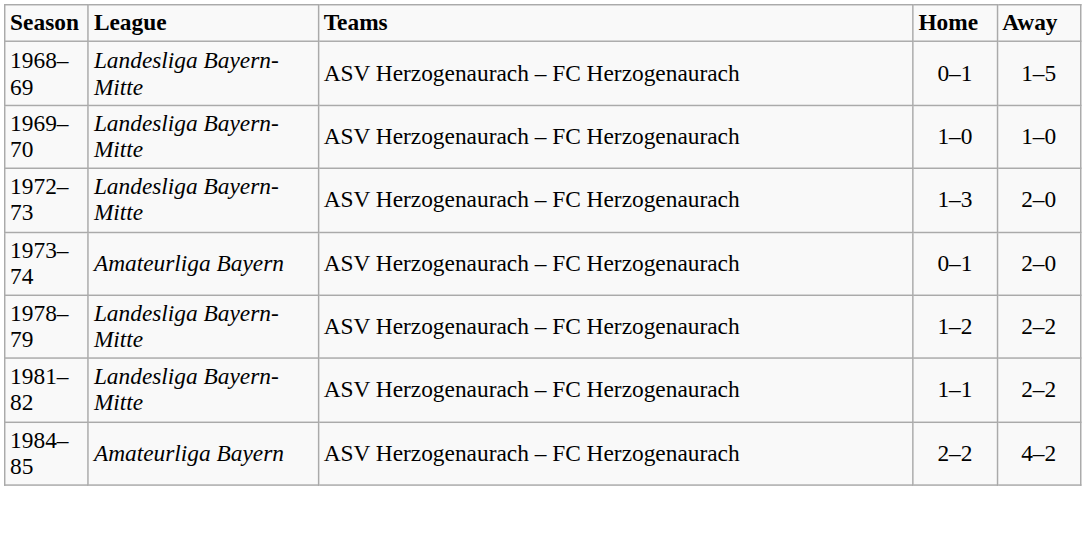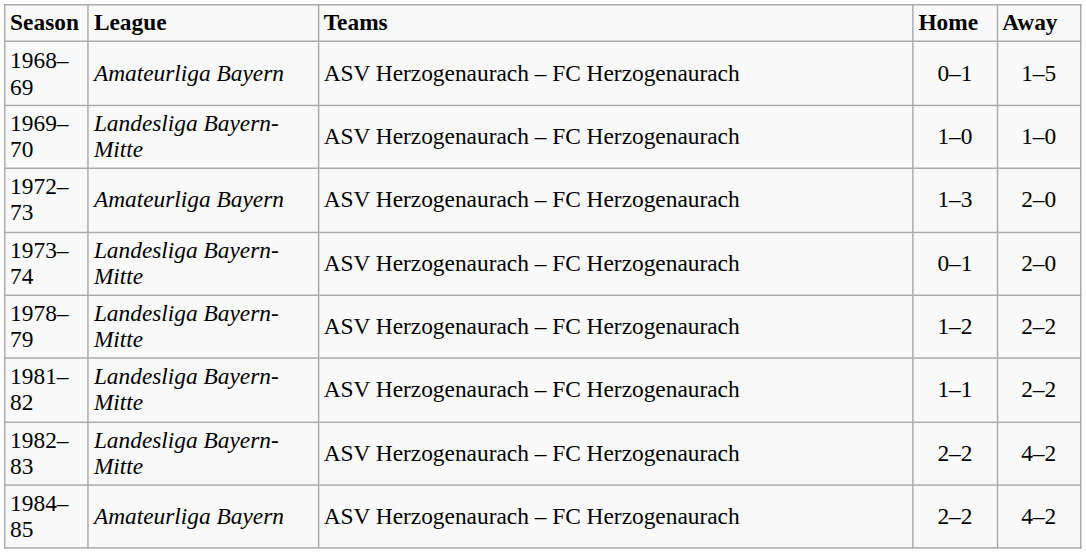(186, 73) Landesliga Bayern-Mitte -> (189, 73) Amateurliga Bayern
(186, 199) Landesliga Bayern-Mitte -> (189, 199) Amateurliga Bayern
(189, 263) Amateurliga Bayern -> (186, 263) Landesliga Bayern-Mitte
+ row: (39, 453)
